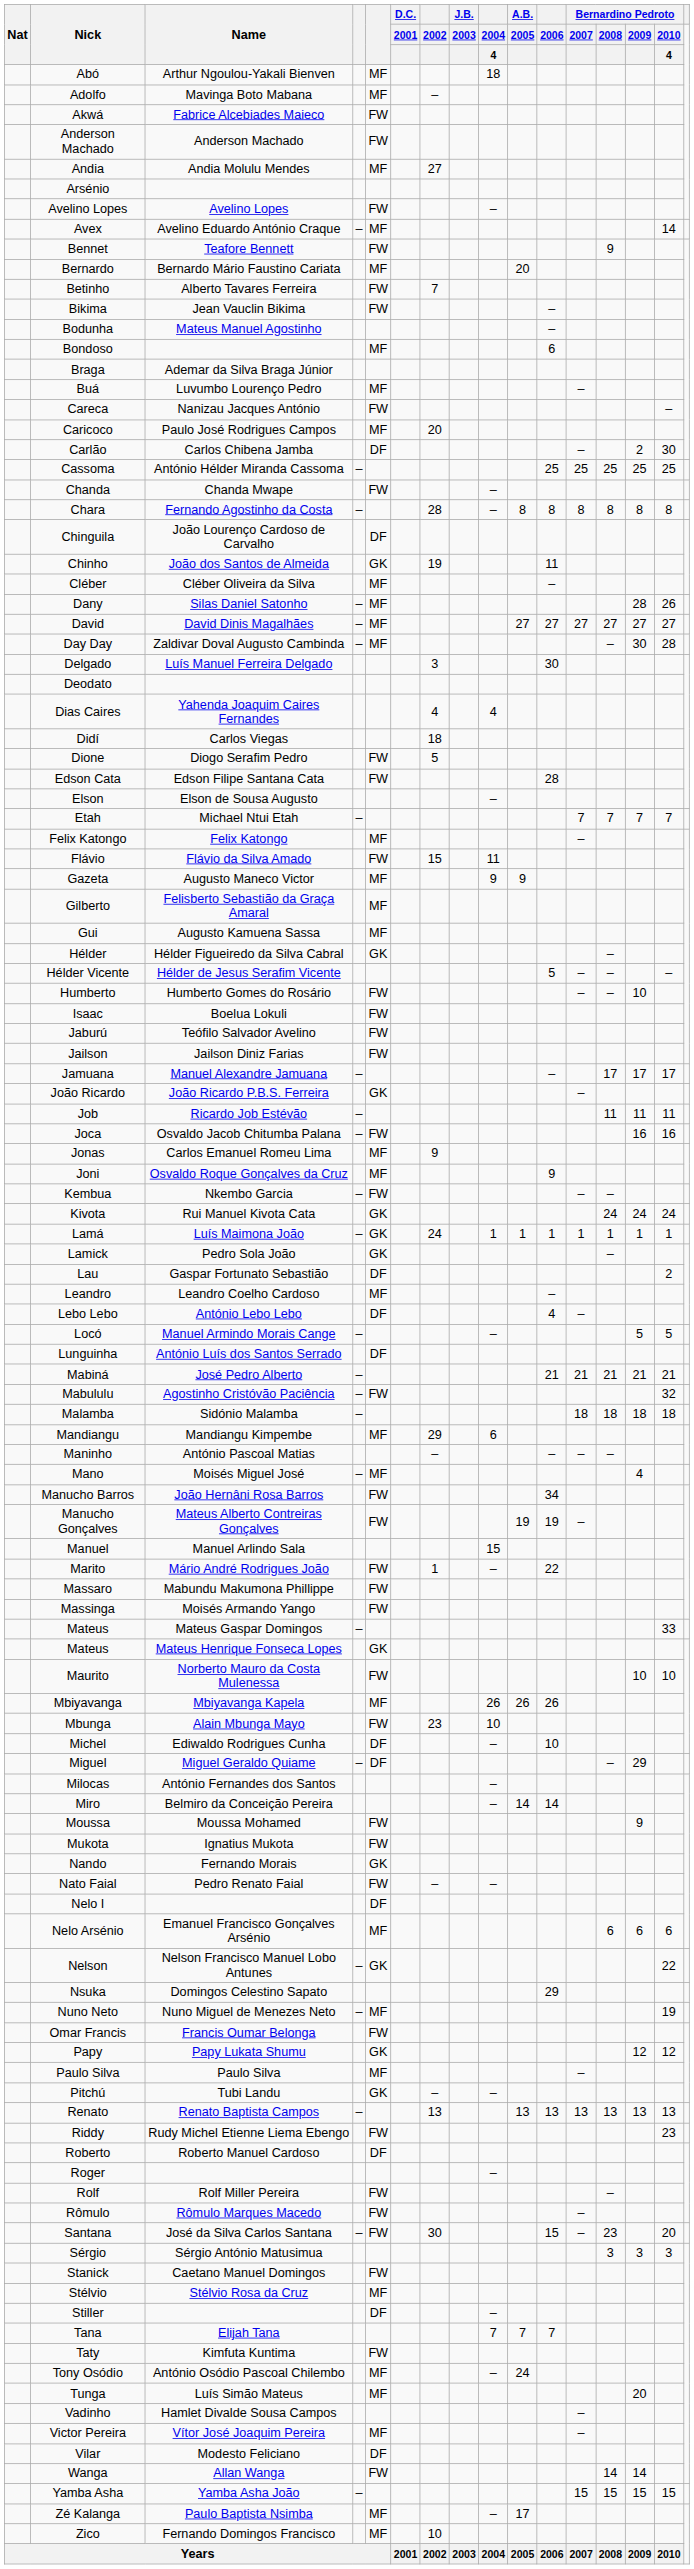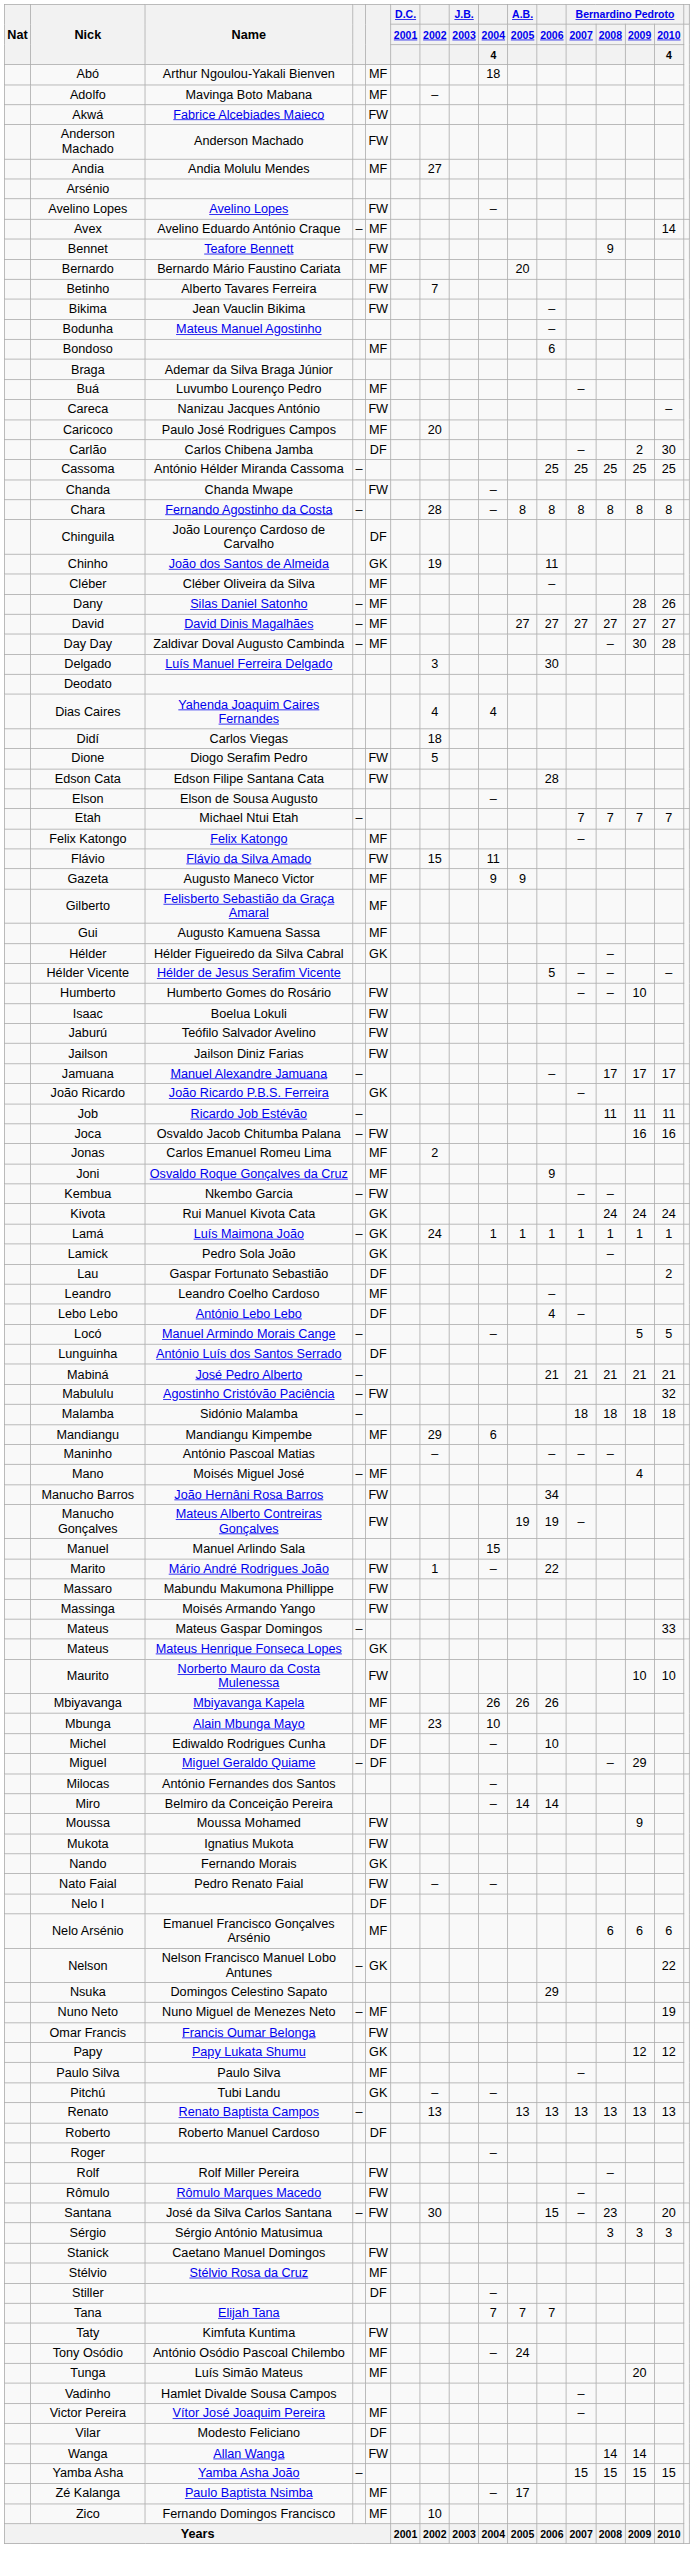(435, 1153) 9 -> (435, 1153) 2
(378, 1723) FW -> (378, 1723) MF
- row: (88, 2132)
